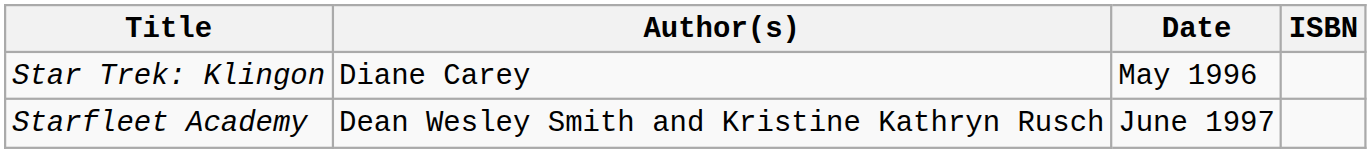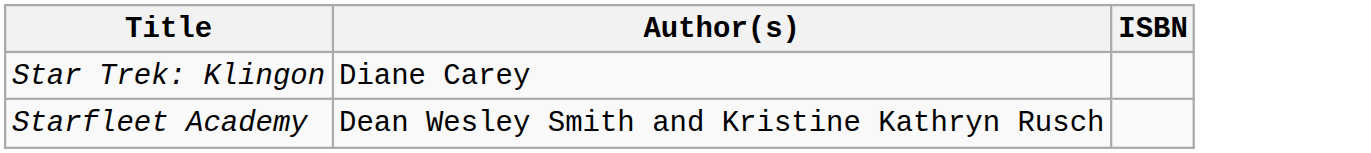- column: (1197, 29)
